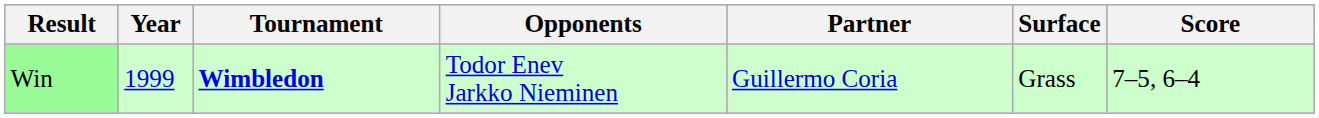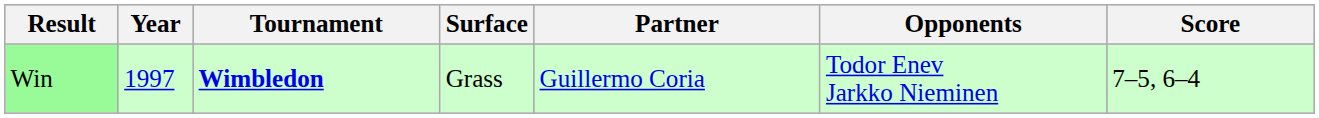columns swapped: (1059, 24) <-> (583, 24)
(149, 78) 1999 -> (149, 78) 1997
